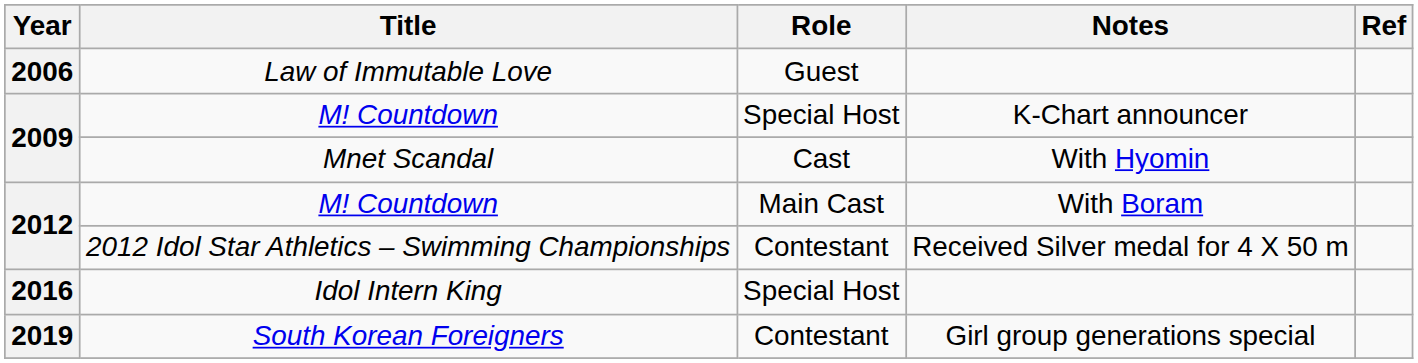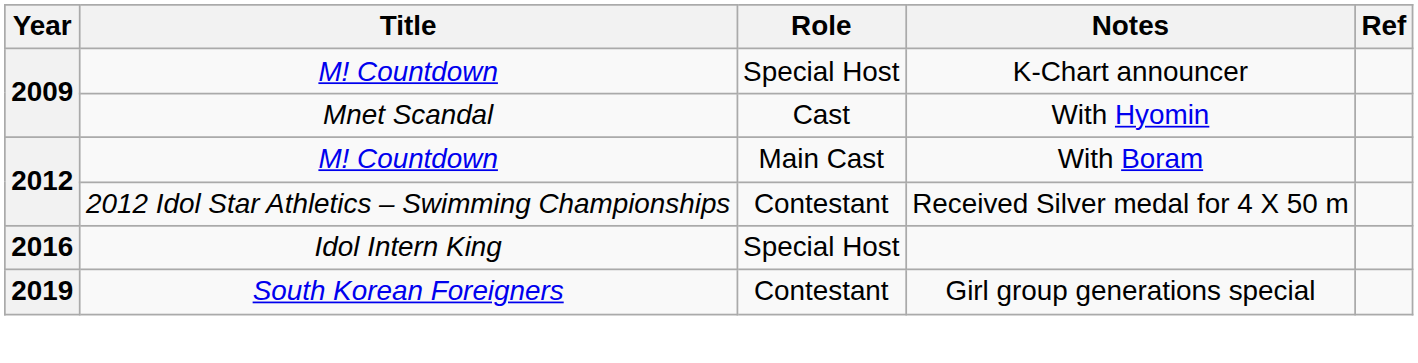- row: (408, 70)
